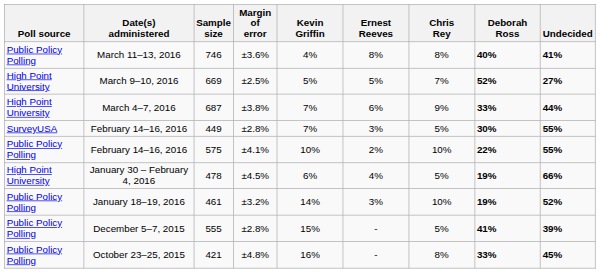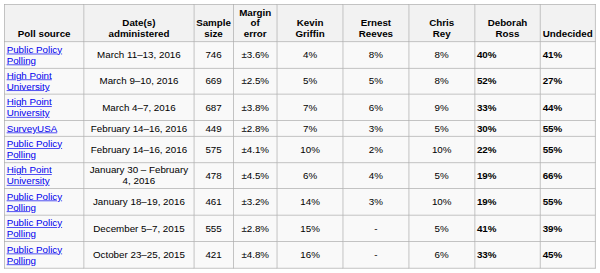(442, 81) 7% -> (442, 81) 8%
(552, 202) 52% -> (552, 202) 55%
(442, 255) 8% -> (442, 255) 6%
